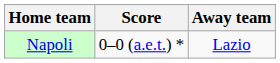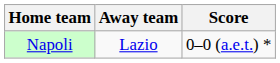columns swapped: (141, 17) <-> (232, 17)
